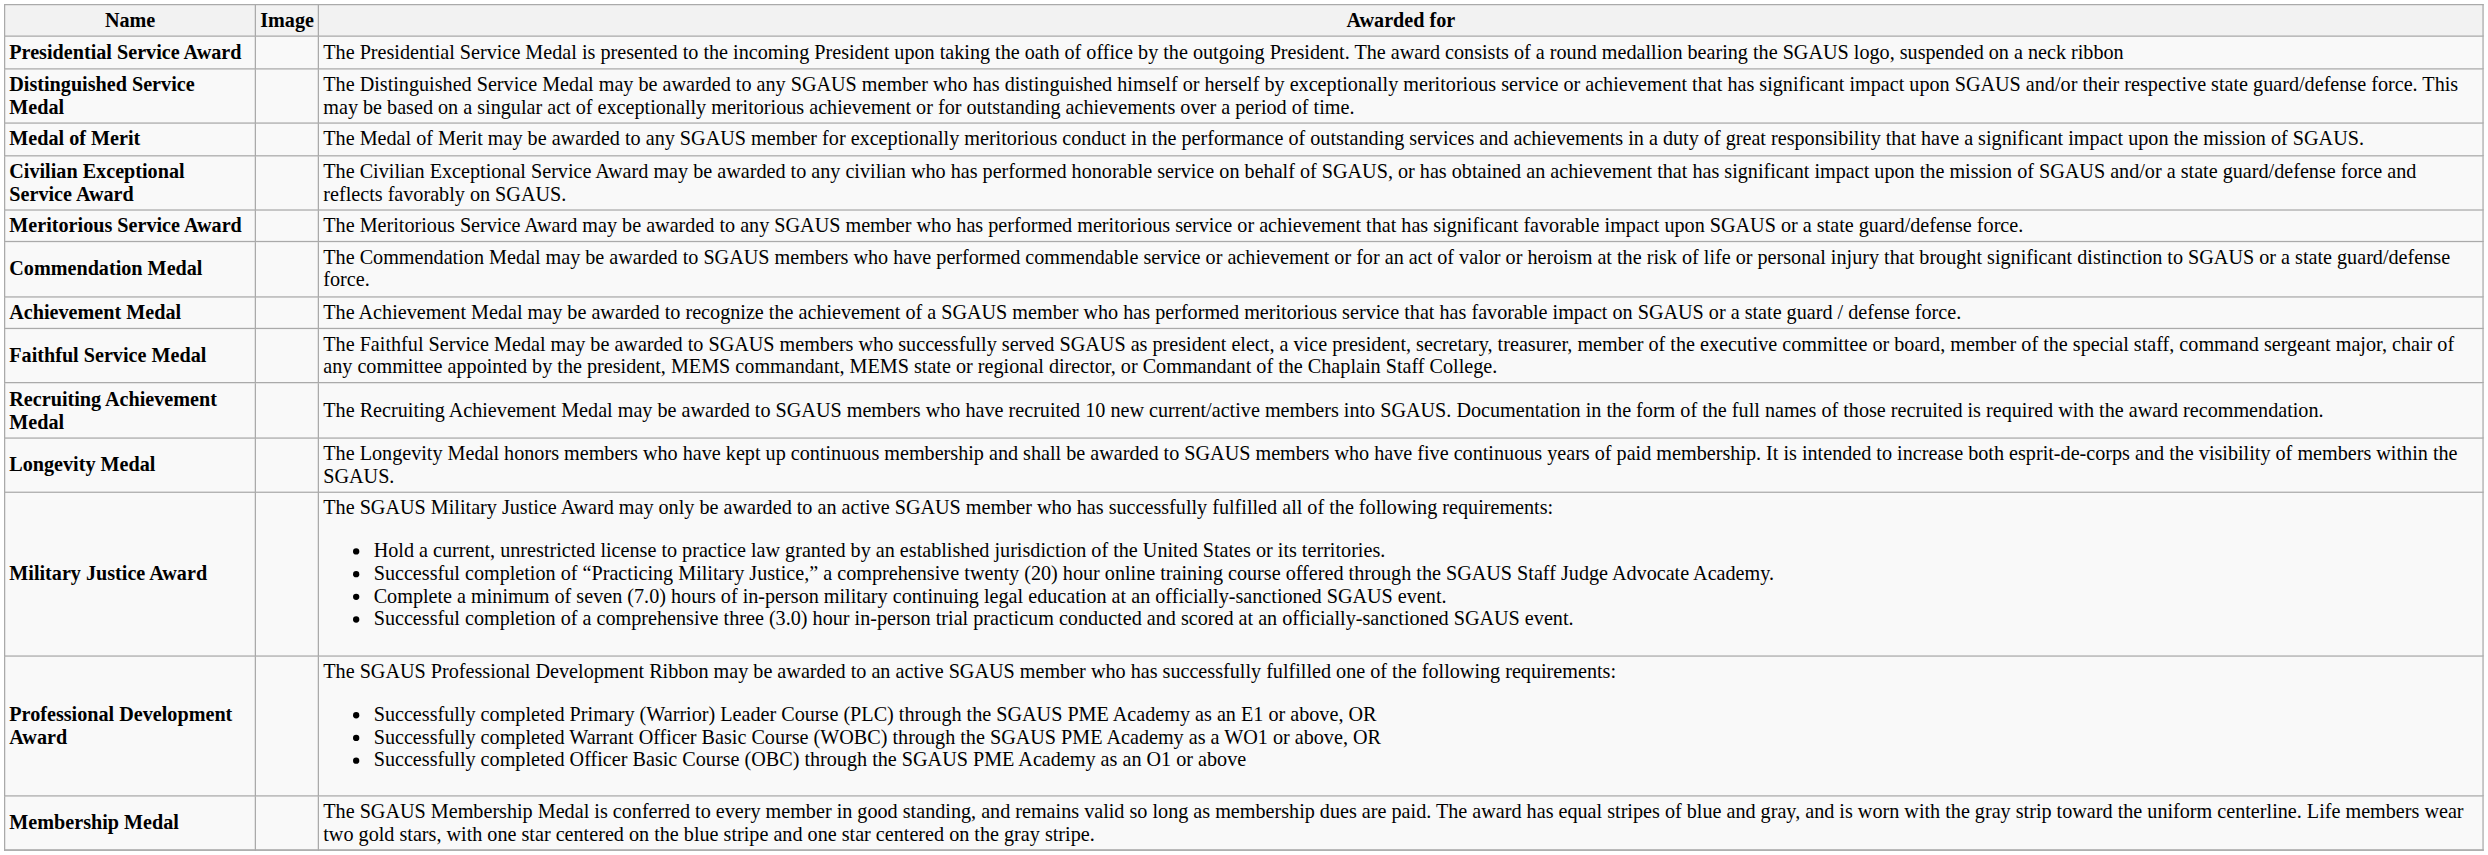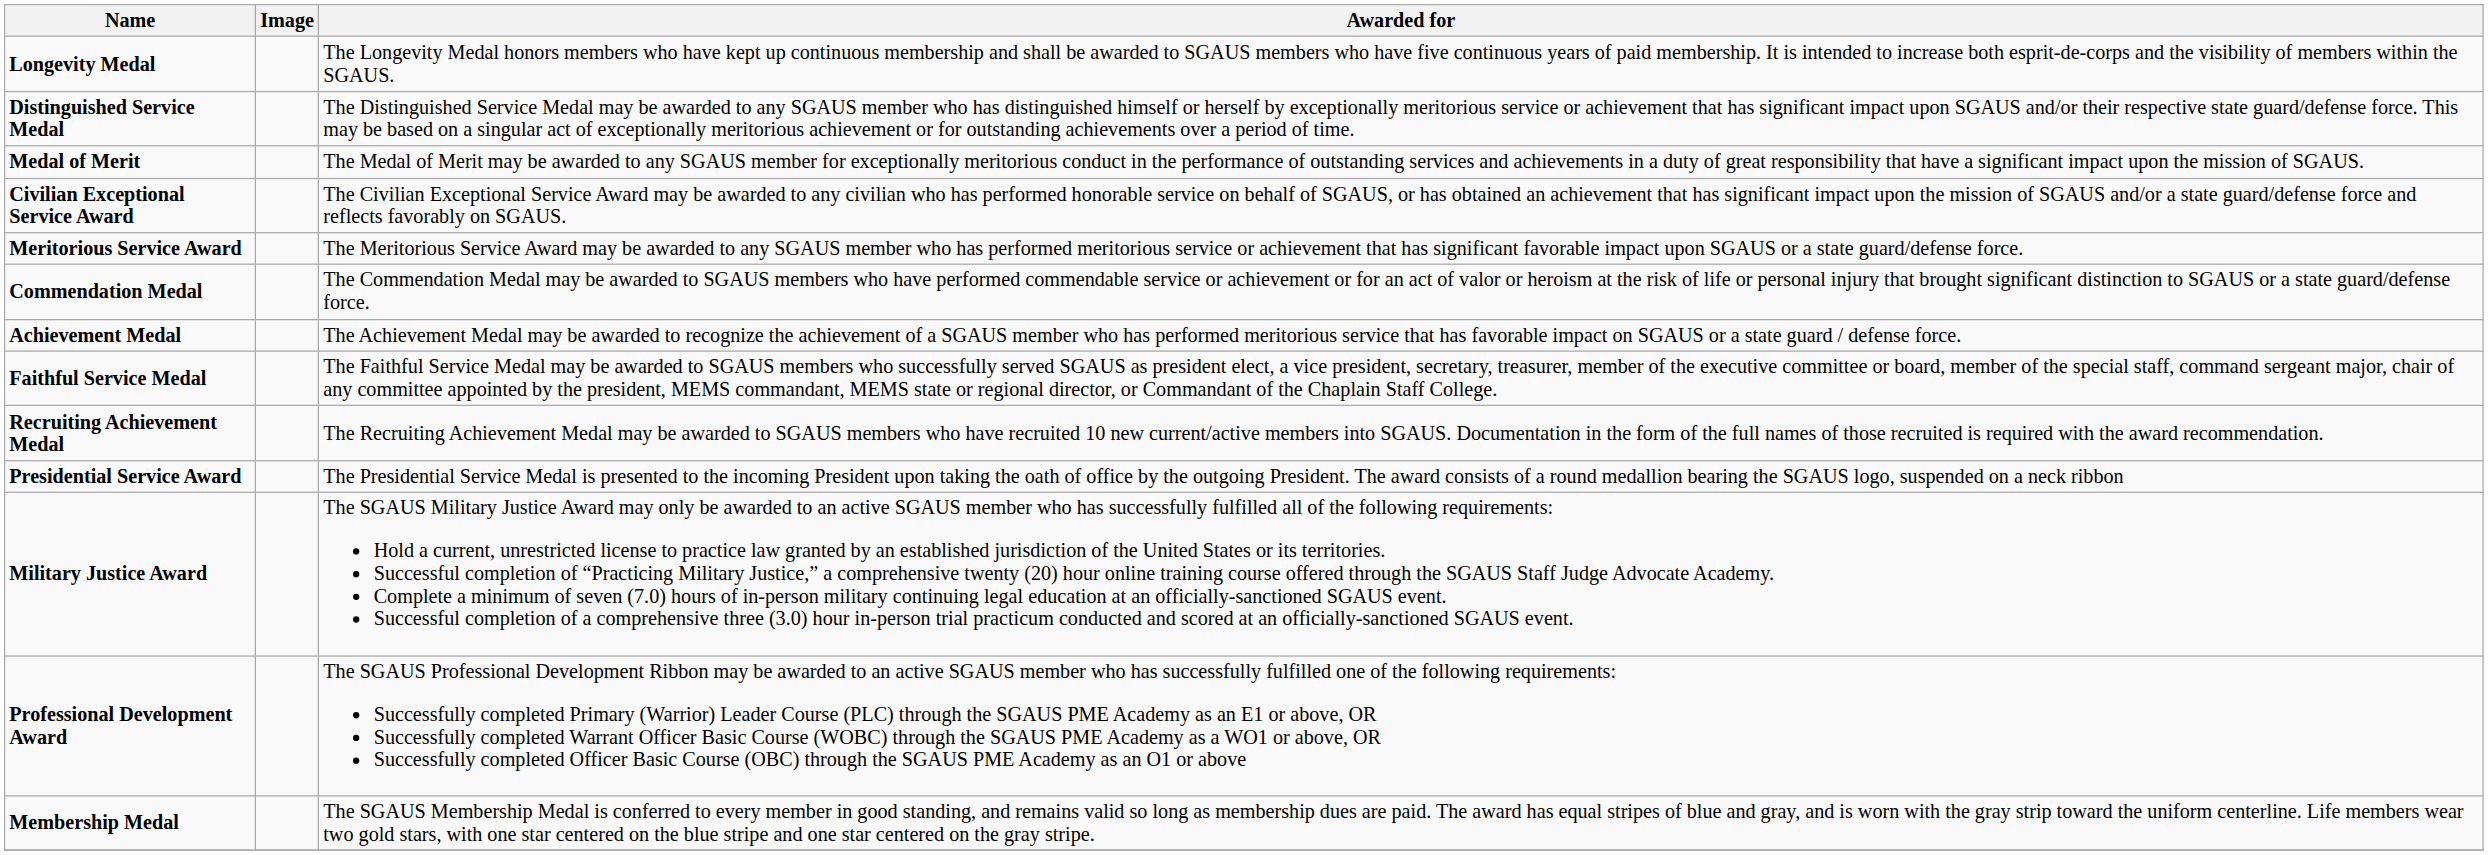rows swapped: (125, 52) <-> (82, 464)
